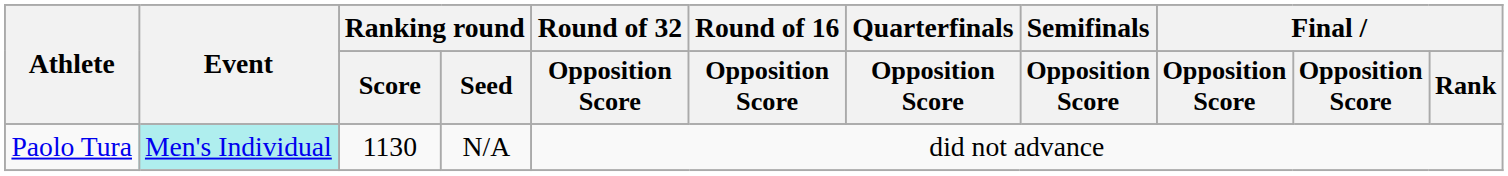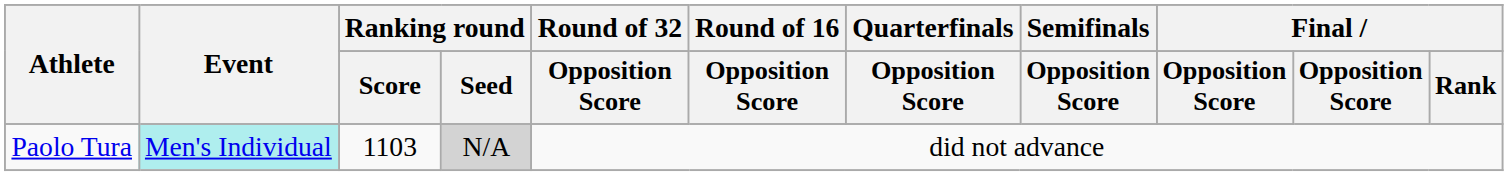(390, 147) 1130 -> (390, 147) 1103
(486, 147) no background -> (486, 147) lightgrey background
